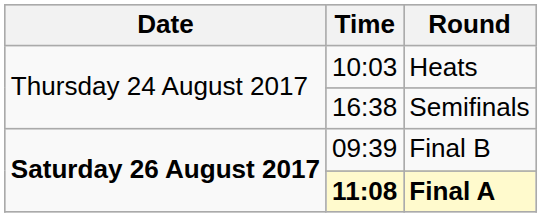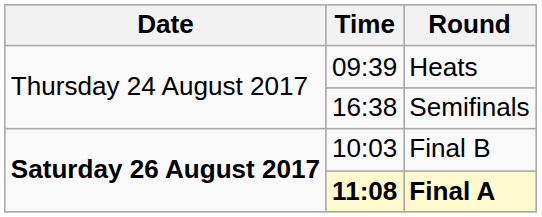(365, 66) 10:03 -> (365, 66) 09:39
(365, 149) 09:39 -> (365, 149) 10:03
